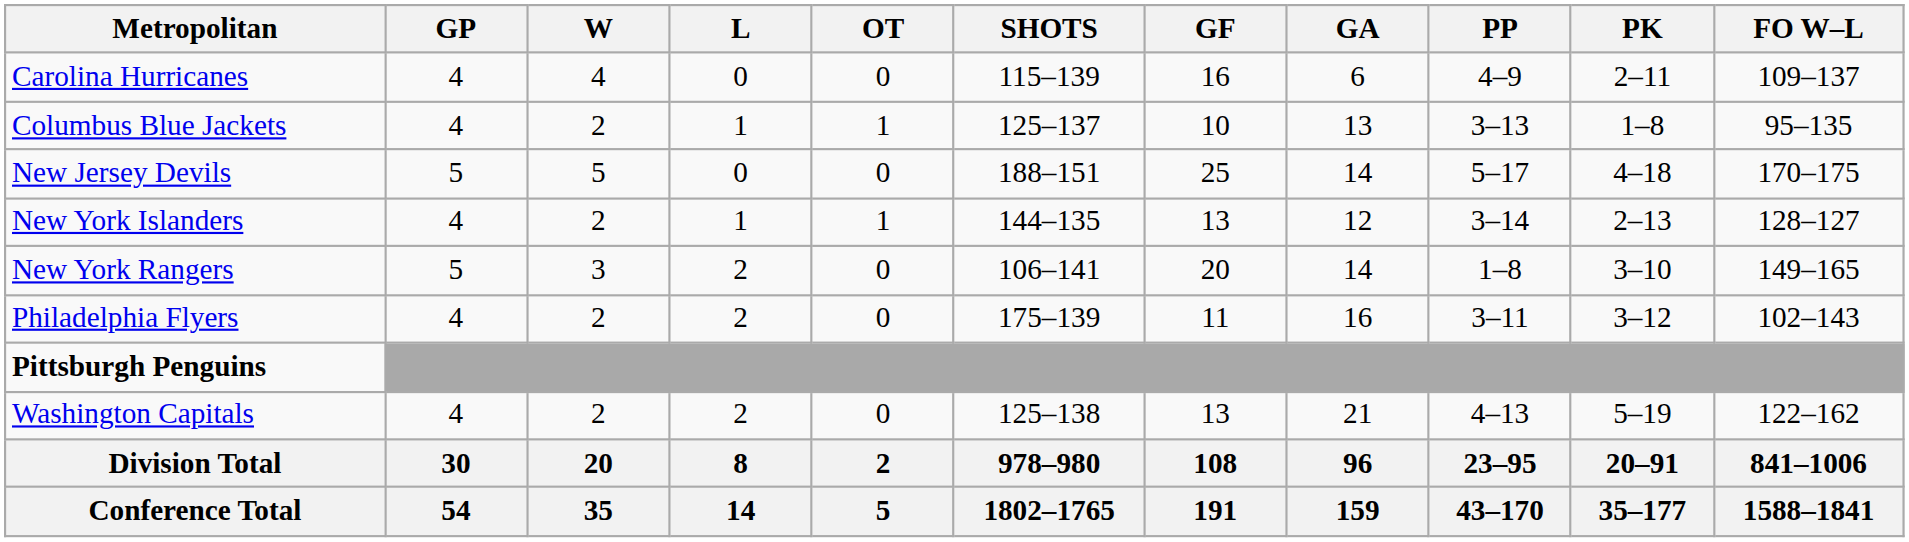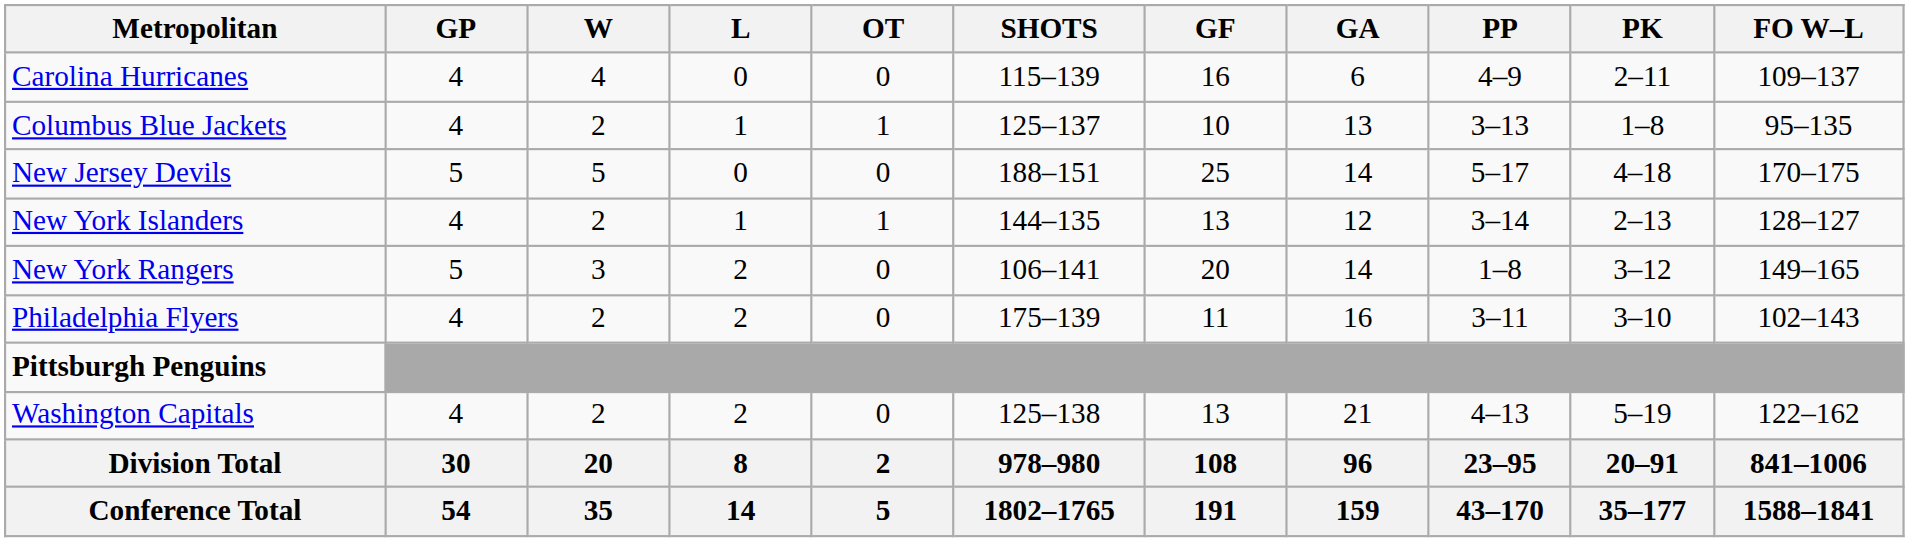(1642, 269) 3–10 -> (1642, 269) 3–12
(1642, 317) 3–12 -> (1642, 317) 3–10
